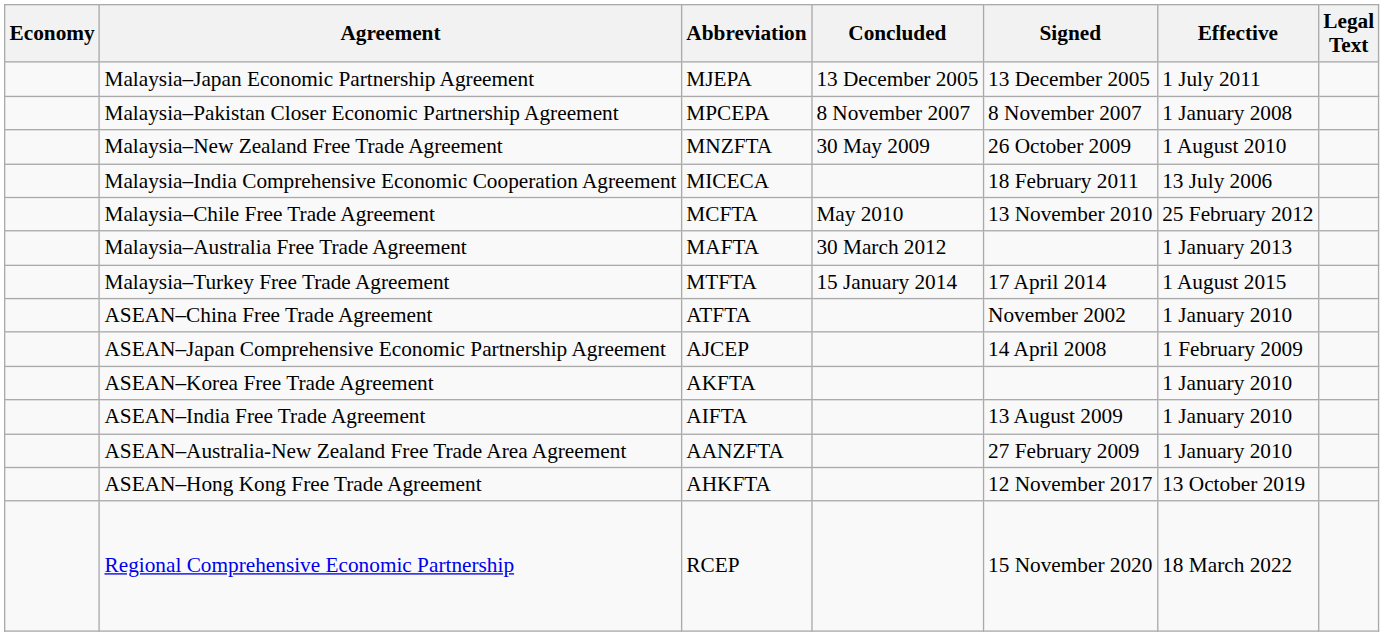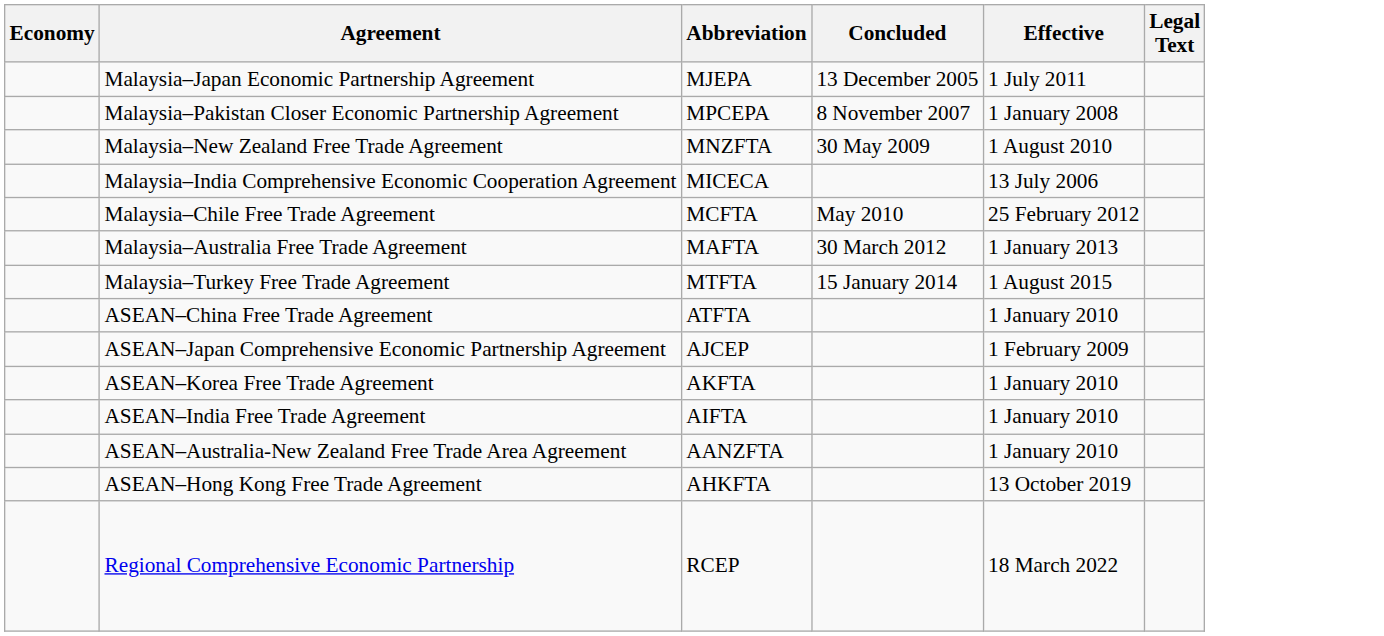- column: (1070, 33)
